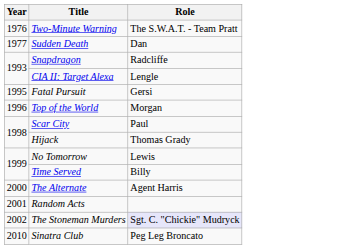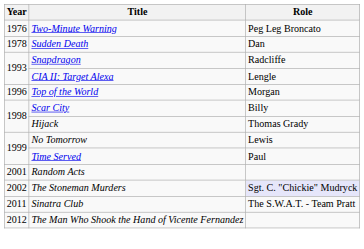(184, 28) The S.W.A.T. - Team Pratt -> (284, 28) Peg Leg Broncato
(17, 44) 1977 -> (17, 44) 1978
- row: (58, 92)
(139, 124) Paul -> (258, 108) Billy
(140, 172) Billy -> (257, 156) Paul
- row: (59, 188)
(17, 236) 2010 -> (17, 204) 2011
(167, 236) Peg Leg Broncato -> (302, 204) The S.W.A.T. - Team Pratt
+ row: (137, 220)
